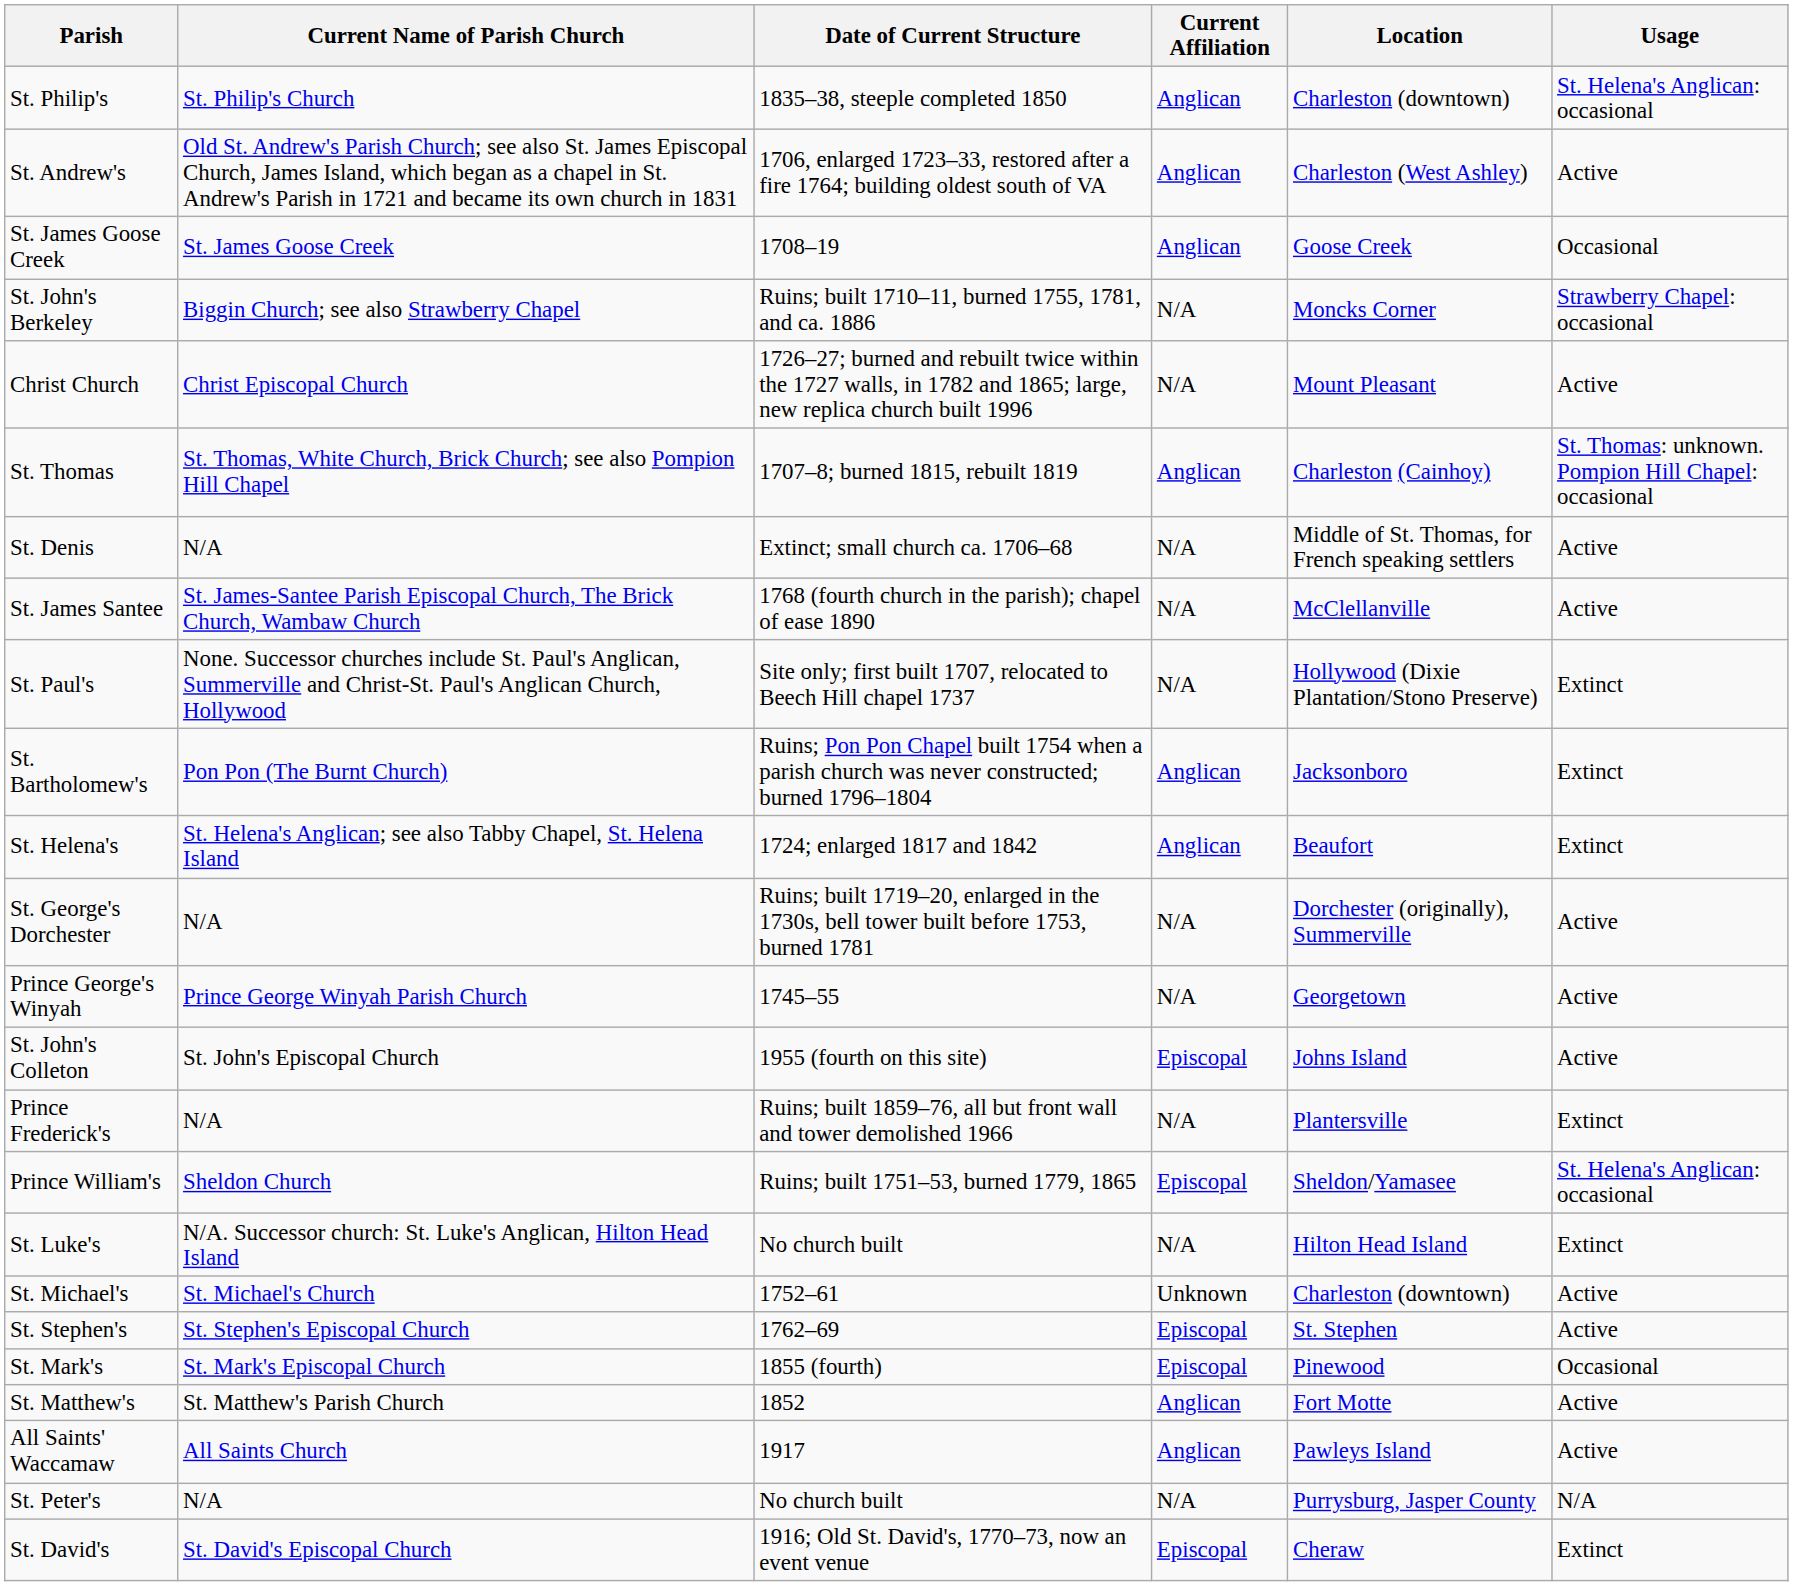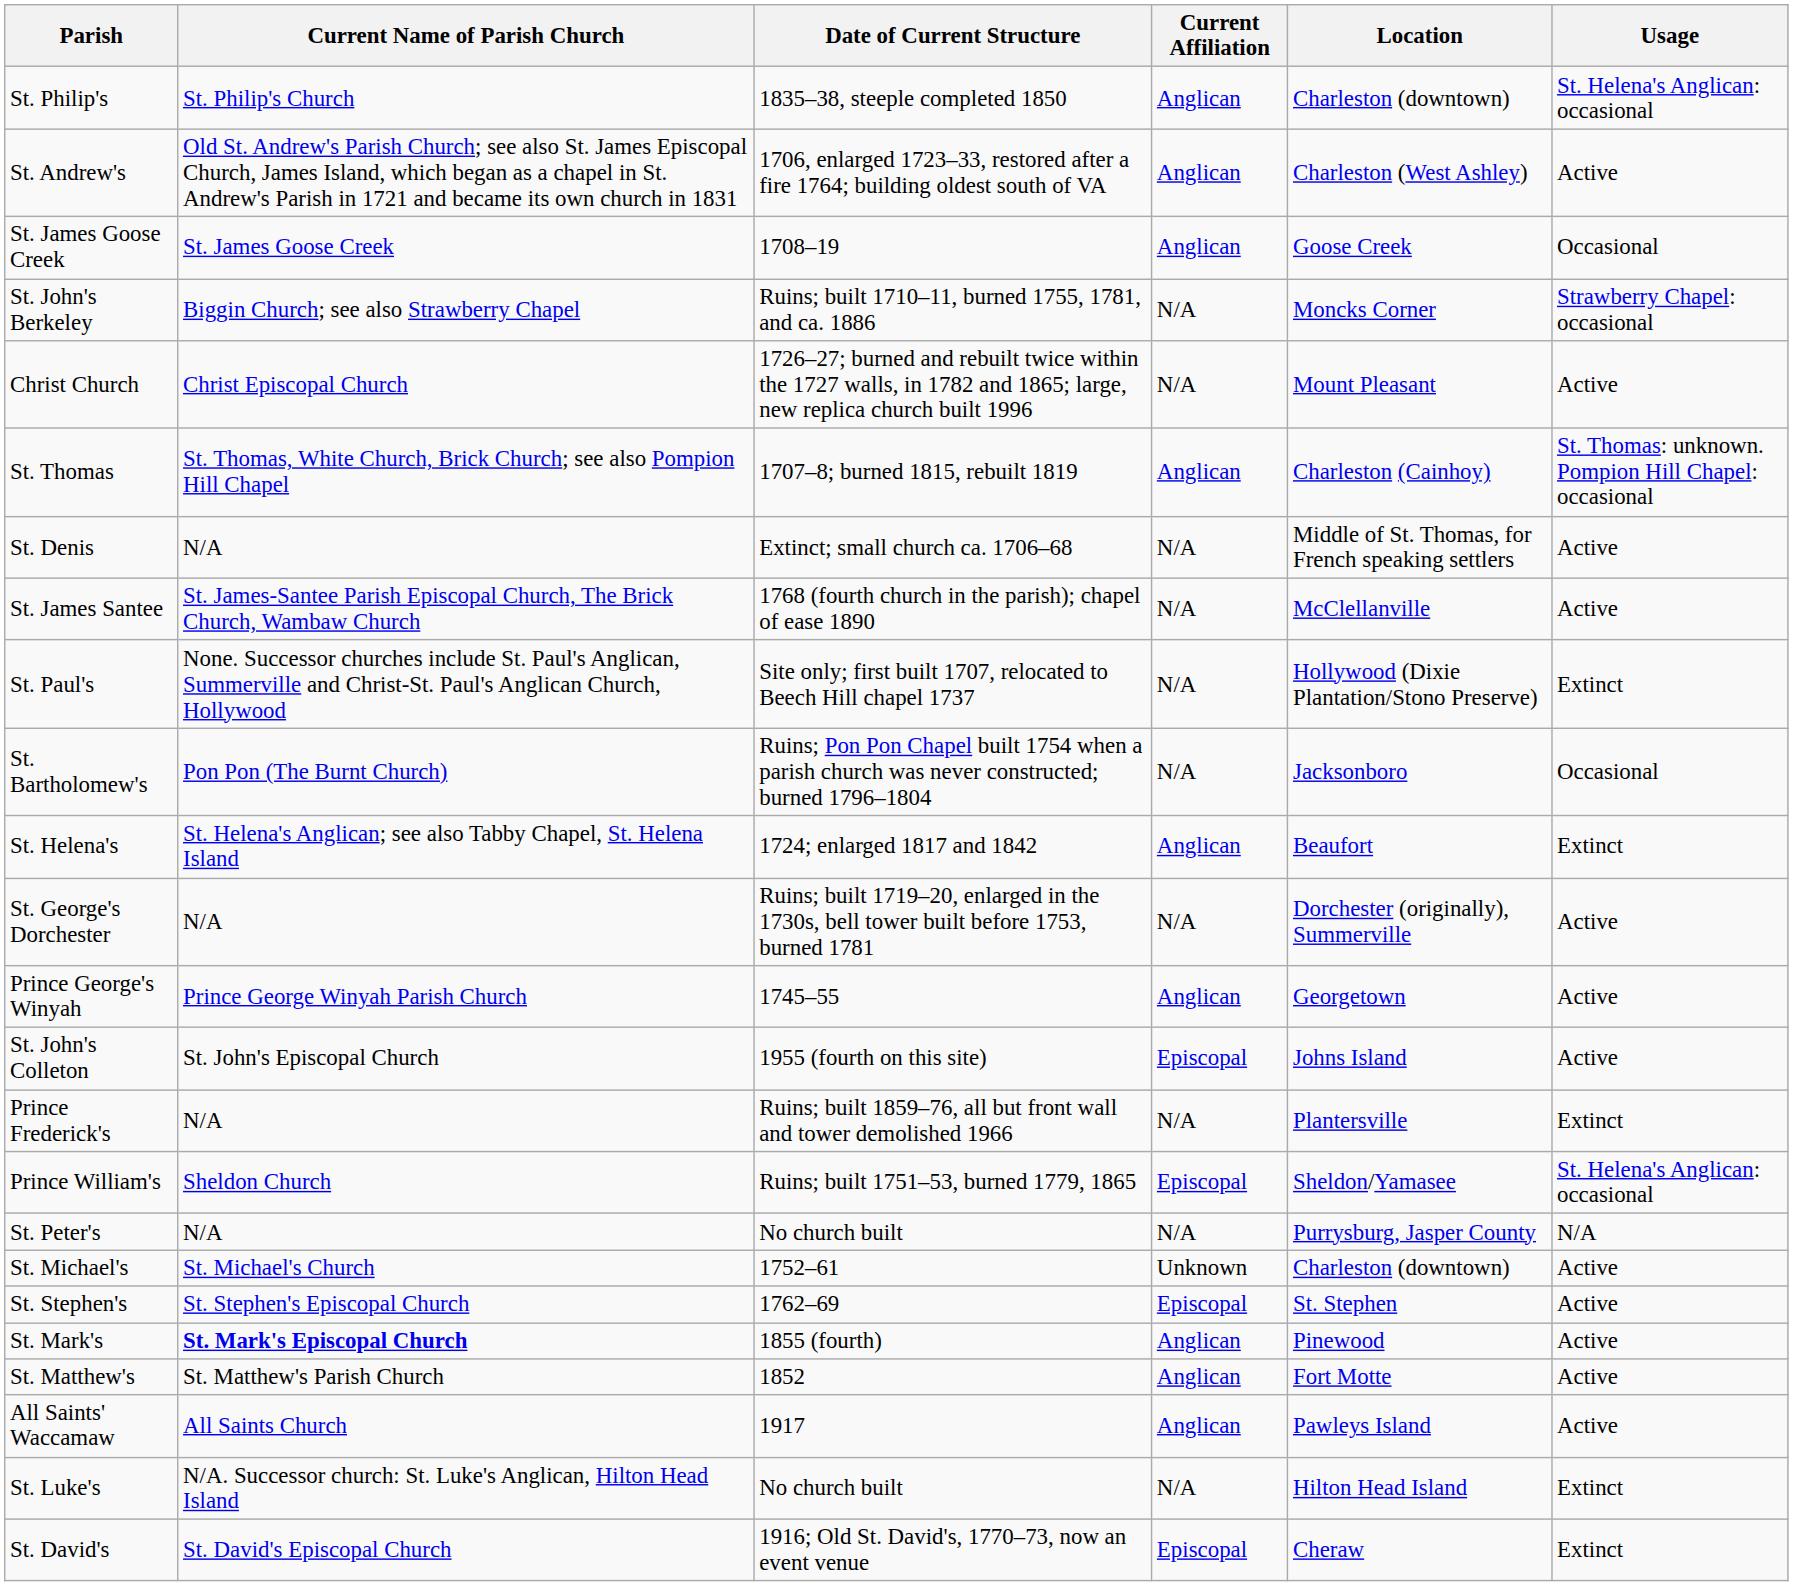(1199, 771) Anglican -> (1177, 771) N/A
(1590, 771) Extinct -> (1608, 771) Occasional
(1177, 996) N/A -> (1199, 996) Anglican
rows swapped: (55, 1500) <-> (55, 1244)
(314, 1366) normal -> (325, 1340) bold
(1202, 1366) Episcopal -> (1199, 1340) Anglican
(1608, 1366) Occasional -> (1588, 1340) Active
